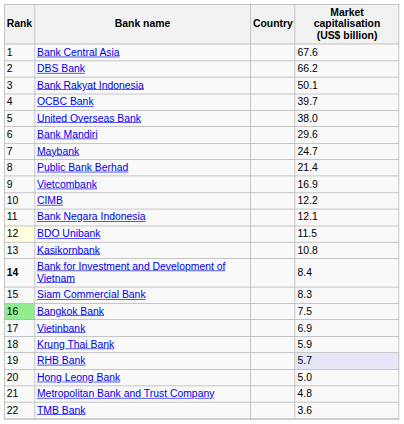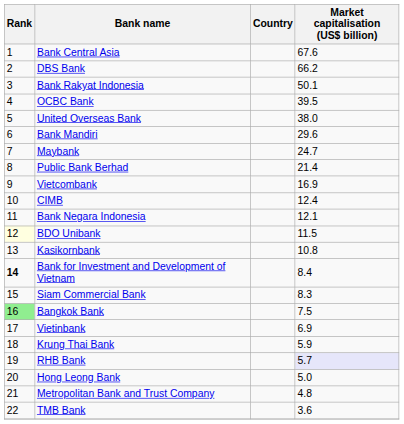(308, 102) 39.7 -> (308, 102) 39.5
(308, 201) 12.2 -> (308, 201) 12.4
